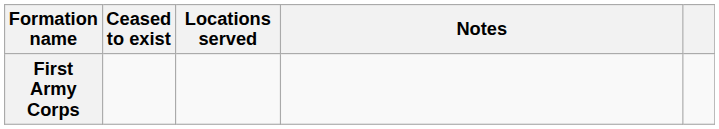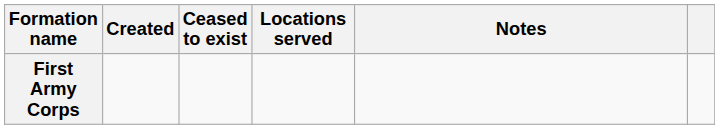+ column: (140, 29)
